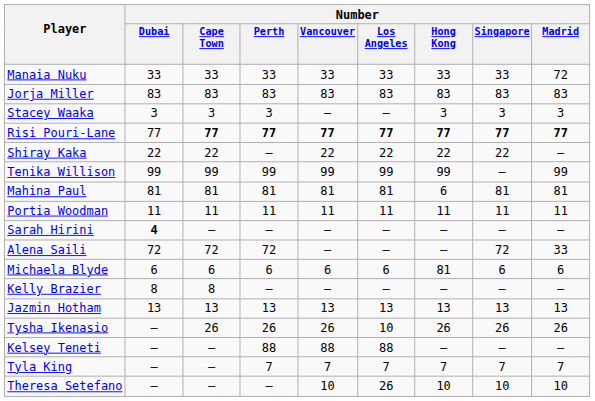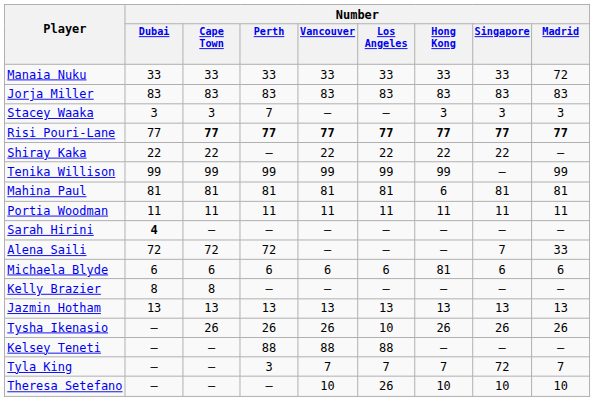(269, 113) 3 -> (269, 113) 7
(502, 250) 72 -> (502, 250) 7
(269, 367) 7 -> (269, 367) 3
(502, 367) 7 -> (502, 367) 72
